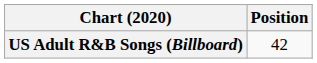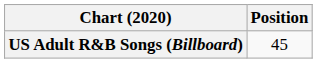(279, 44) 42 -> (279, 44) 45
